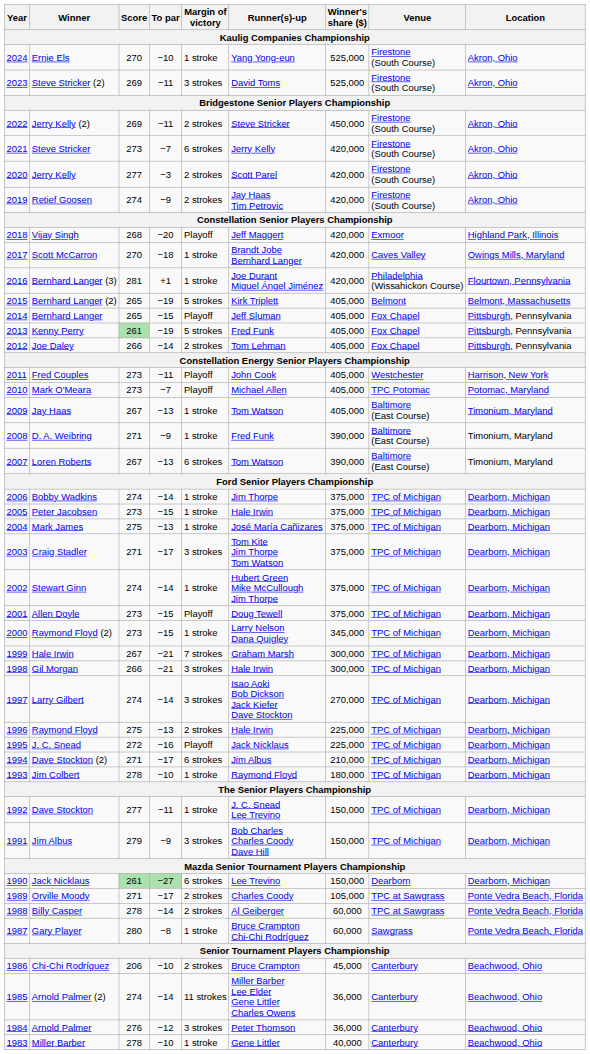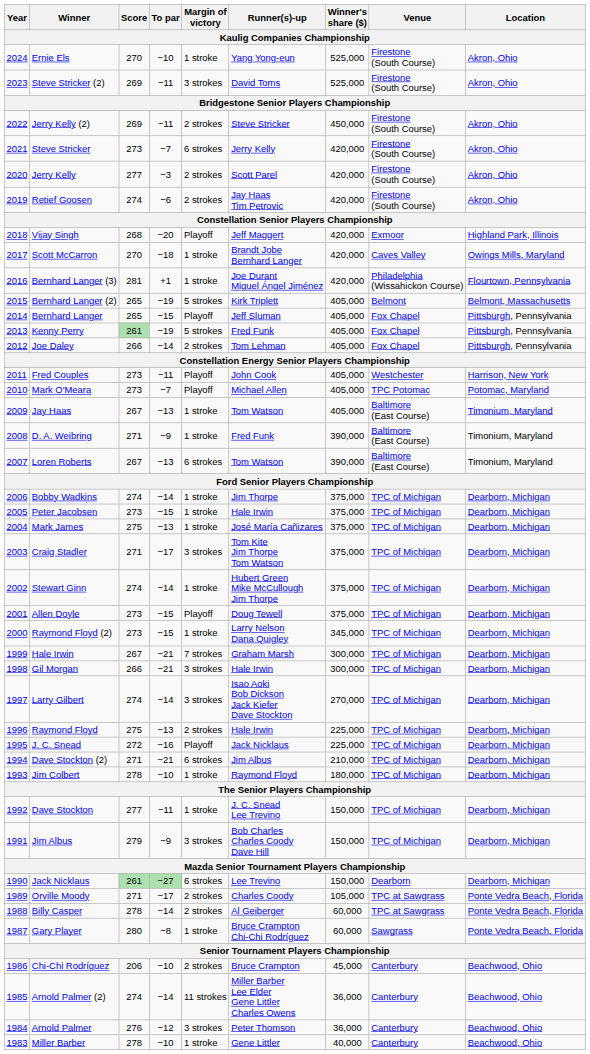(166, 200) −9 -> (166, 200) −6
(166, 760) −17 -> (166, 760) −21
